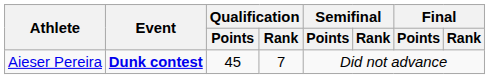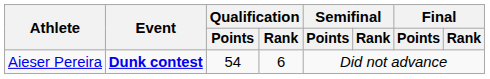(233, 62) 45 -> (233, 62) 54
(281, 62) 7 -> (281, 62) 6
